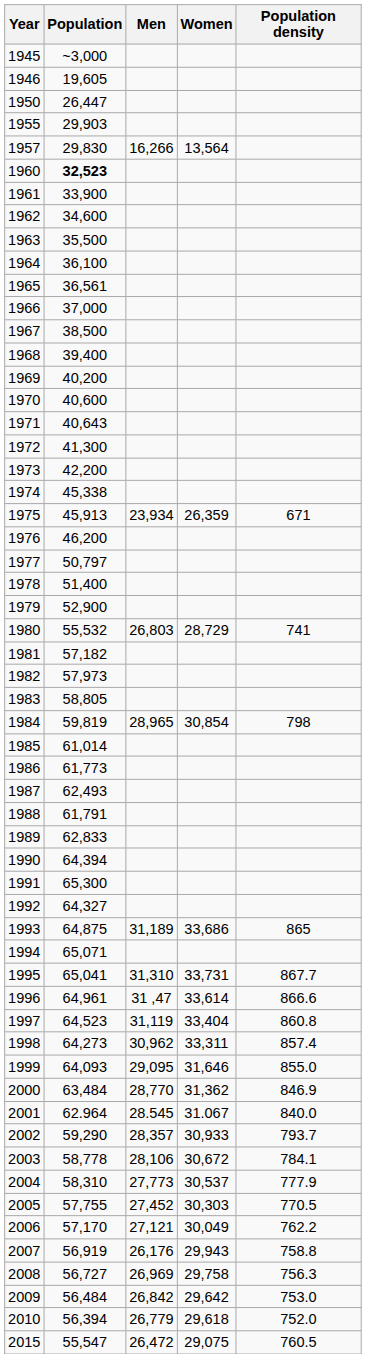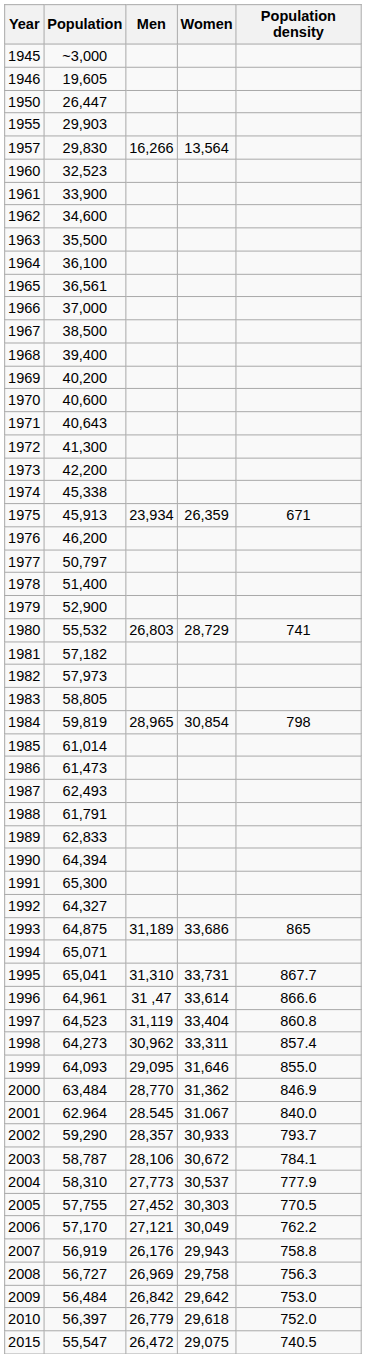(85, 171) bold -> (85, 171) normal
(85, 768) 61,773 -> (85, 768) 61,473
(85, 1159) 58,778 -> (85, 1159) 58,787
(85, 1319) 56,394 -> (85, 1319) 56,397
(298, 1342) 760.5 -> (298, 1342) 740.5
